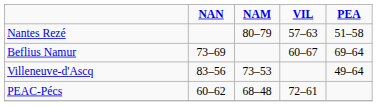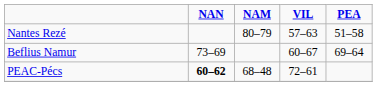- row: (50, 72)
(211, 91) normal -> (211, 72) bold
